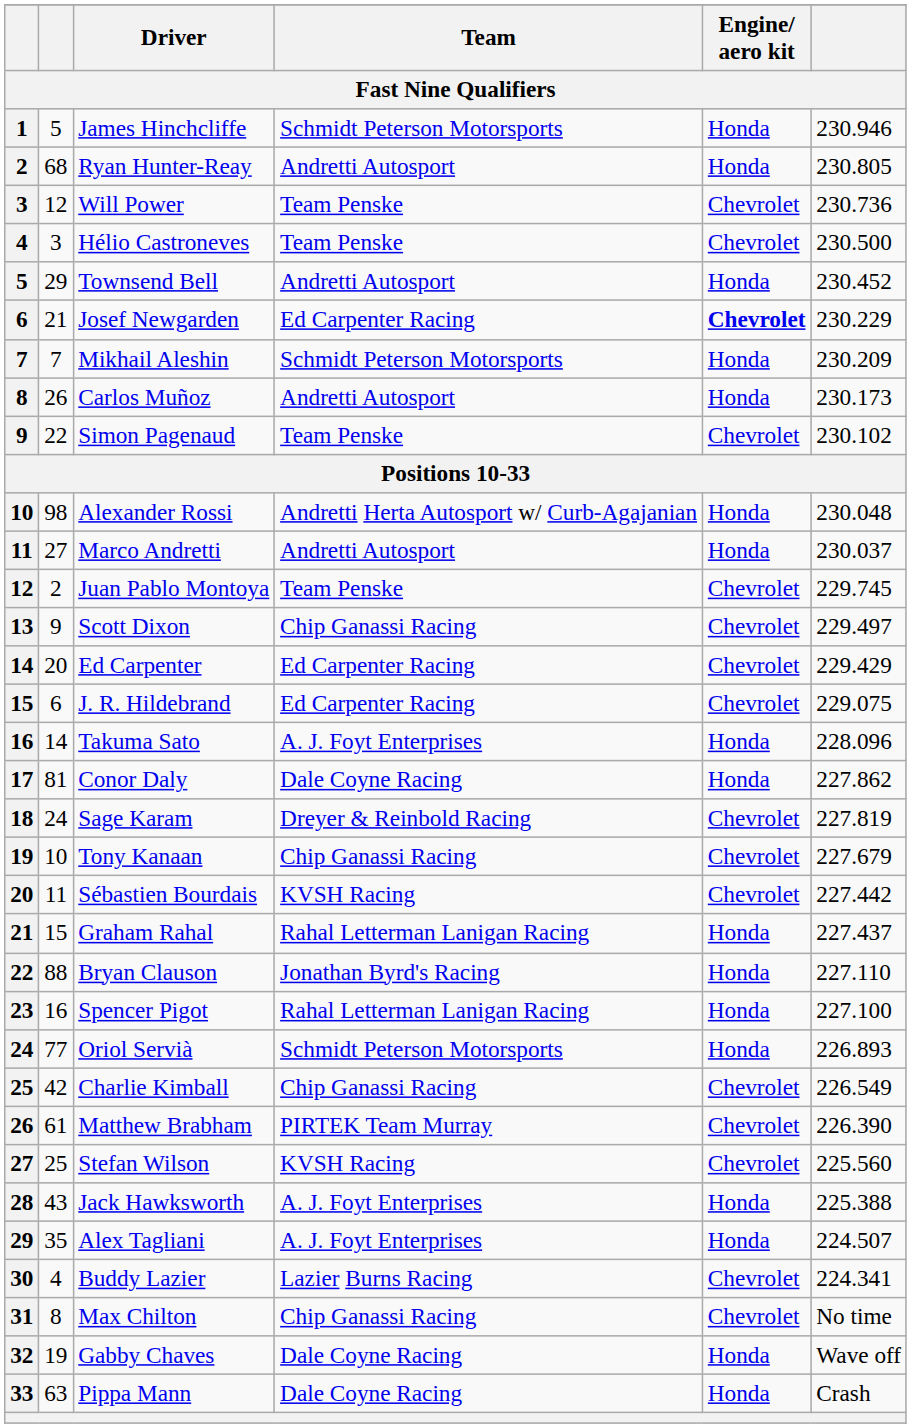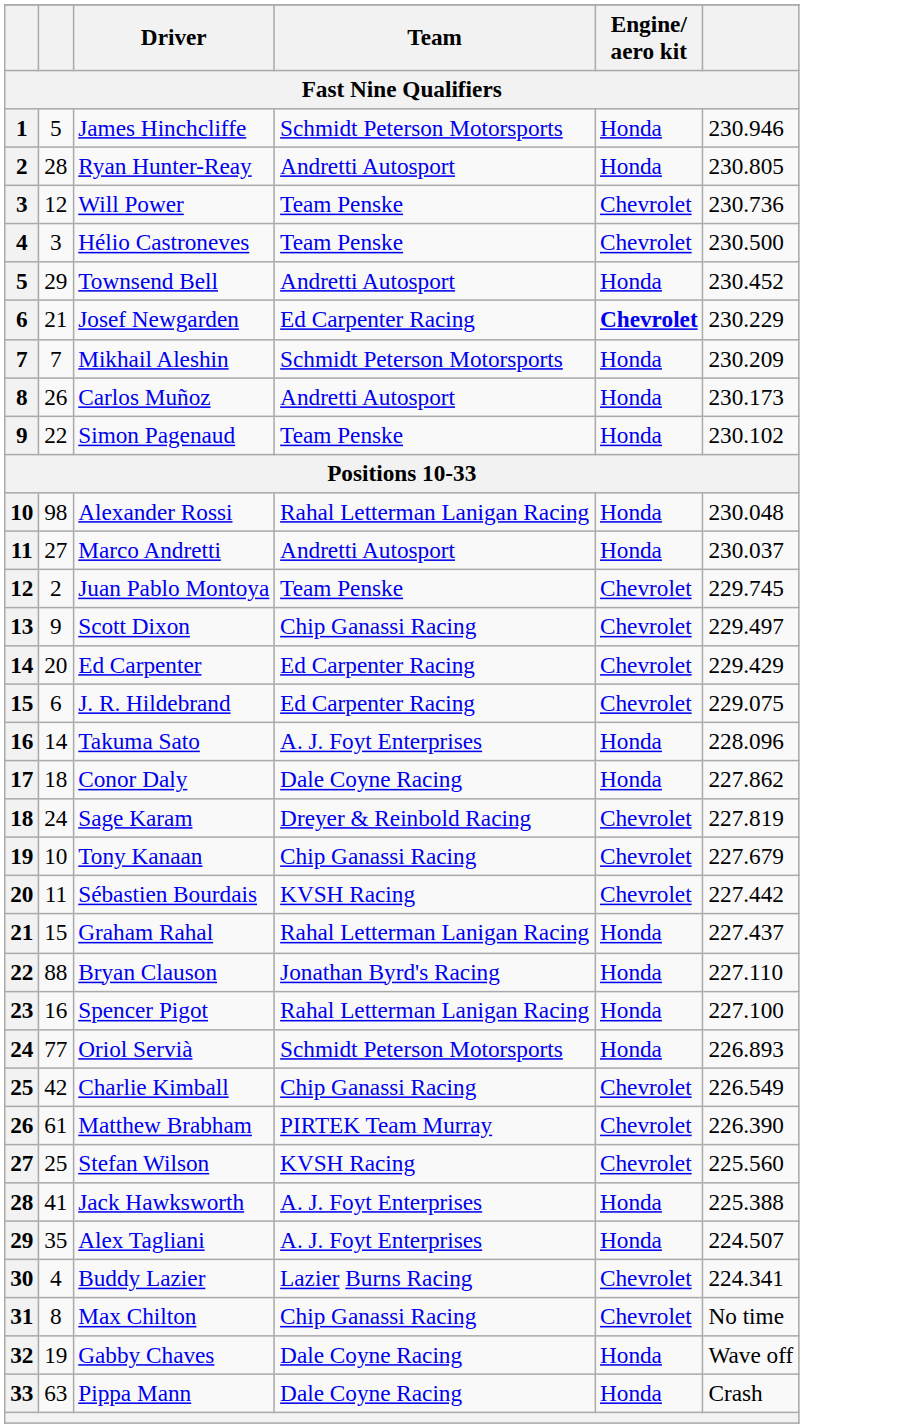(56, 166) 68 -> (56, 166) 28
(754, 434) Chevrolet -> (631, 434) Honda
(489, 511) Andretti Herta Autosport w/ Curb-Agajanian -> (435, 511) Rahal Letterman Lanigan Racing
(56, 779) 81 -> (56, 779) 18
(56, 1201) 43 -> (56, 1201) 41
